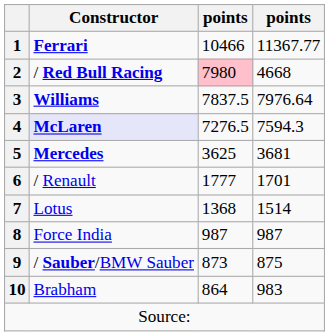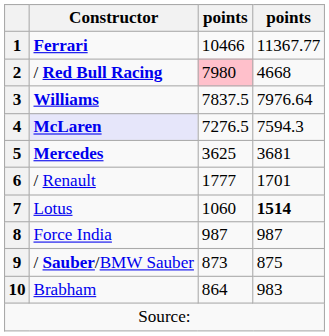(219, 208) 1368 -> (219, 208) 1060
(274, 208) normal -> (274, 208) bold
